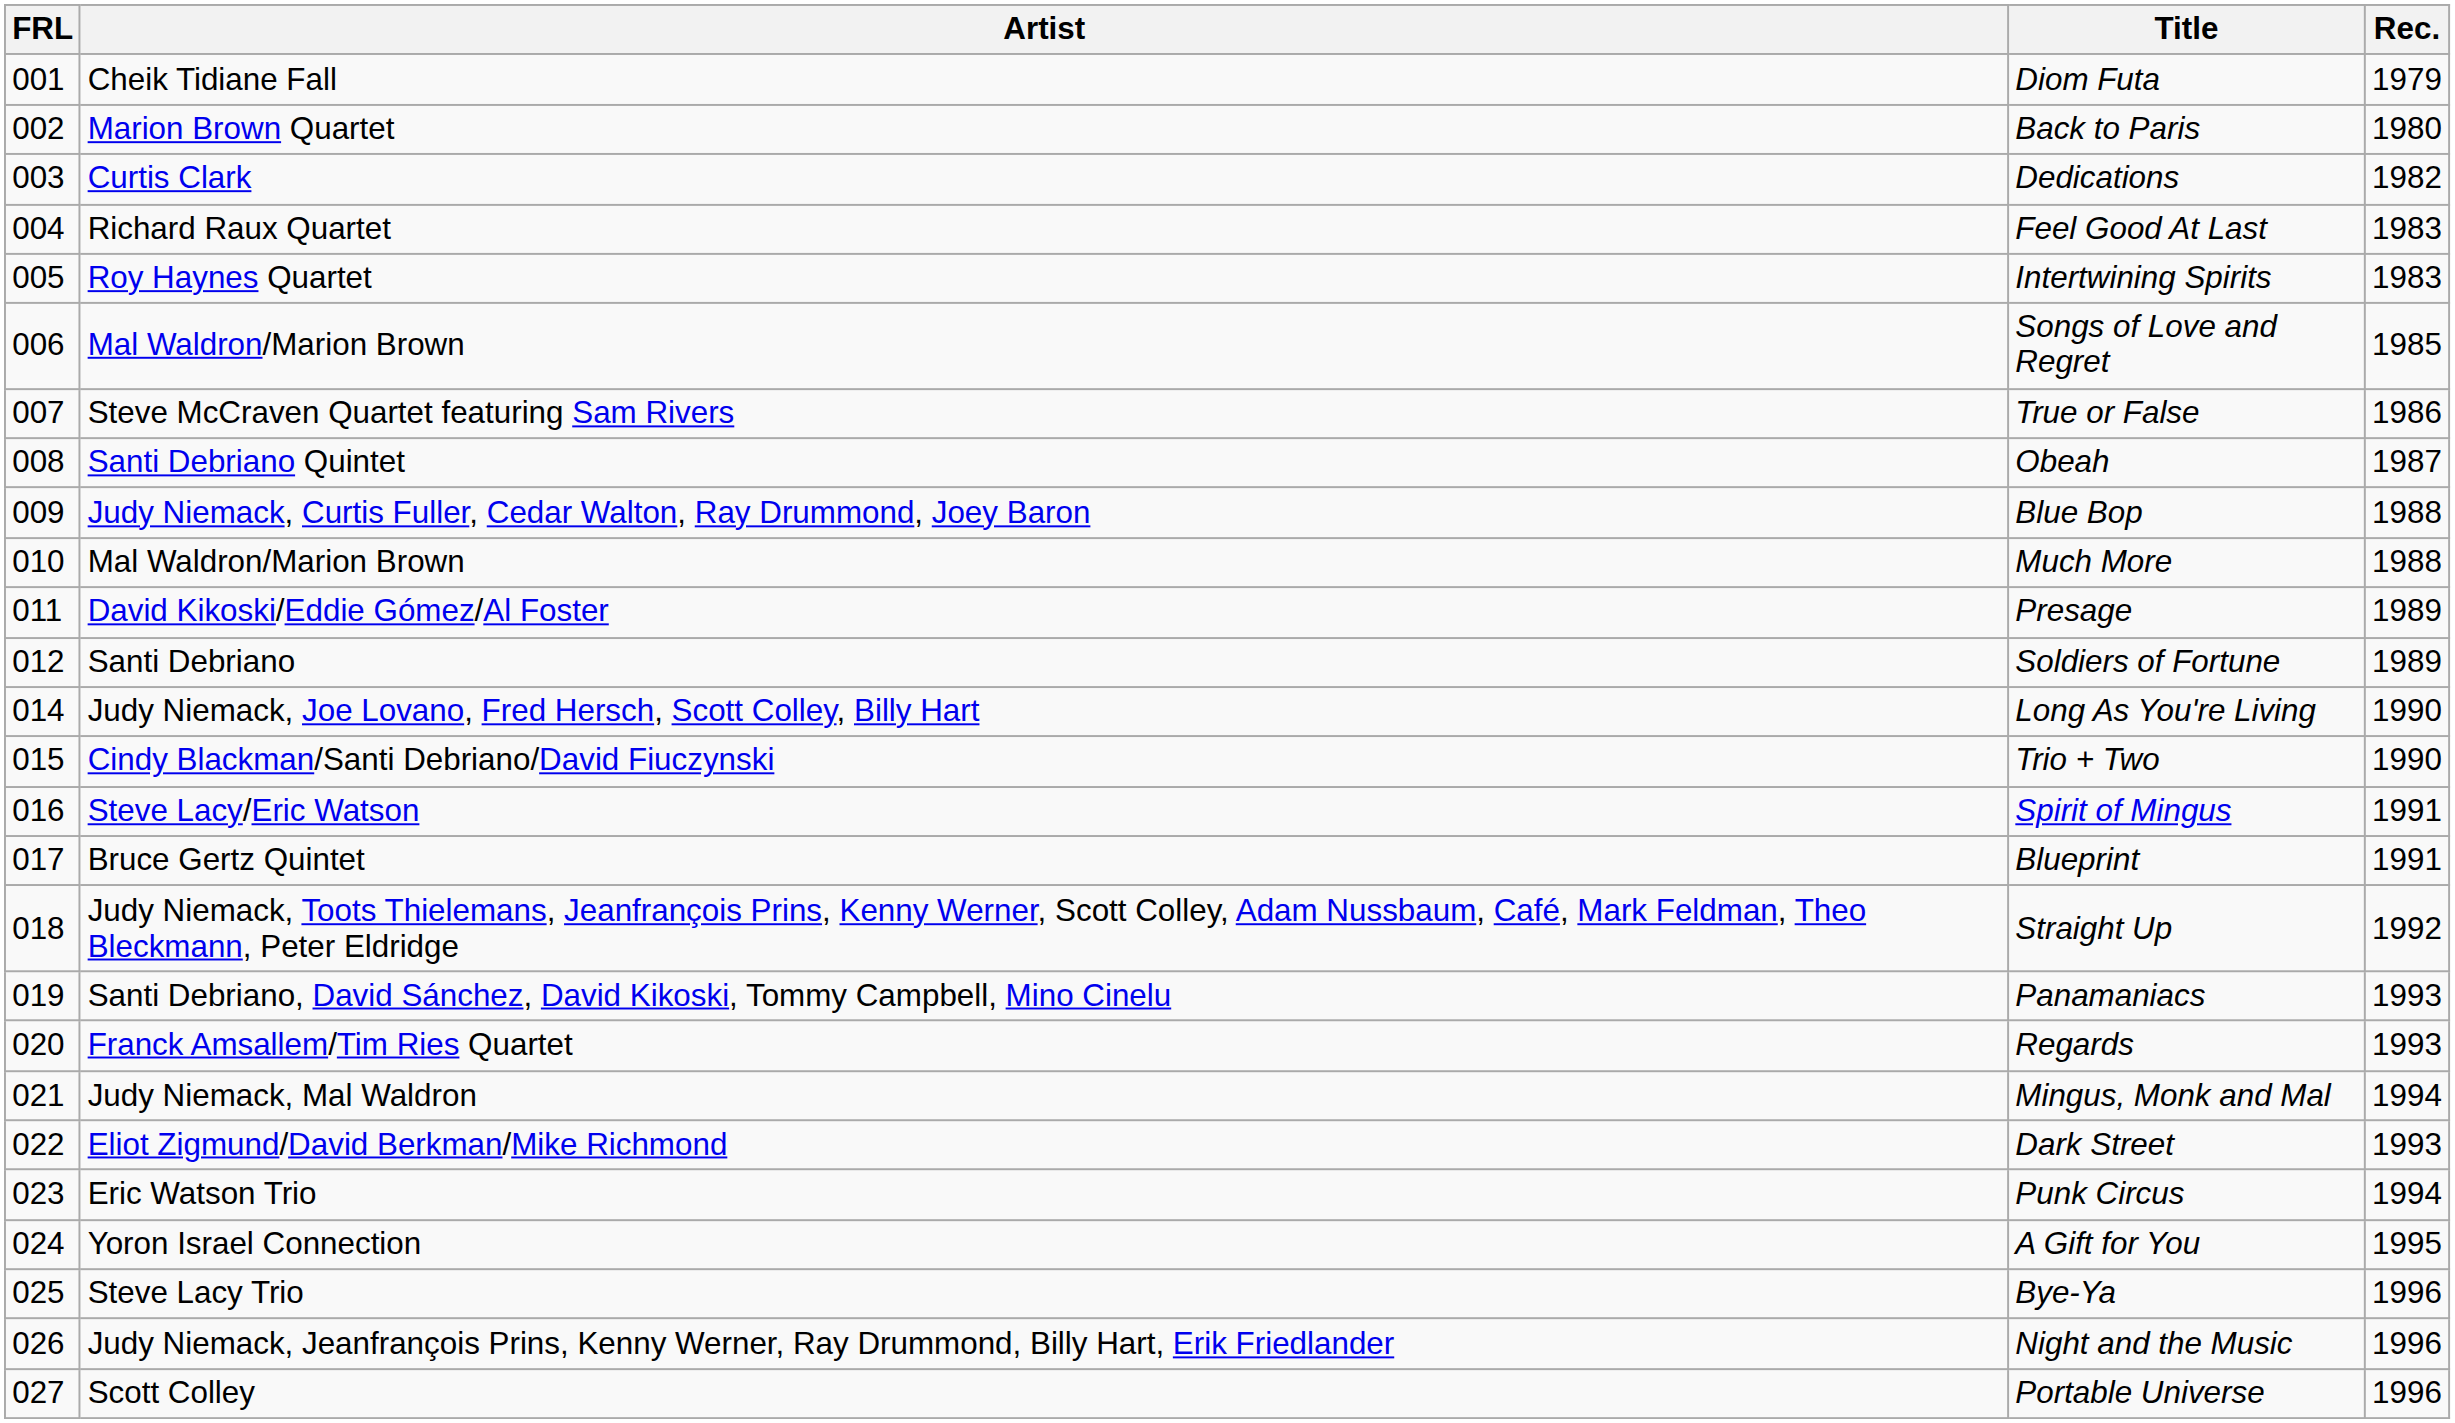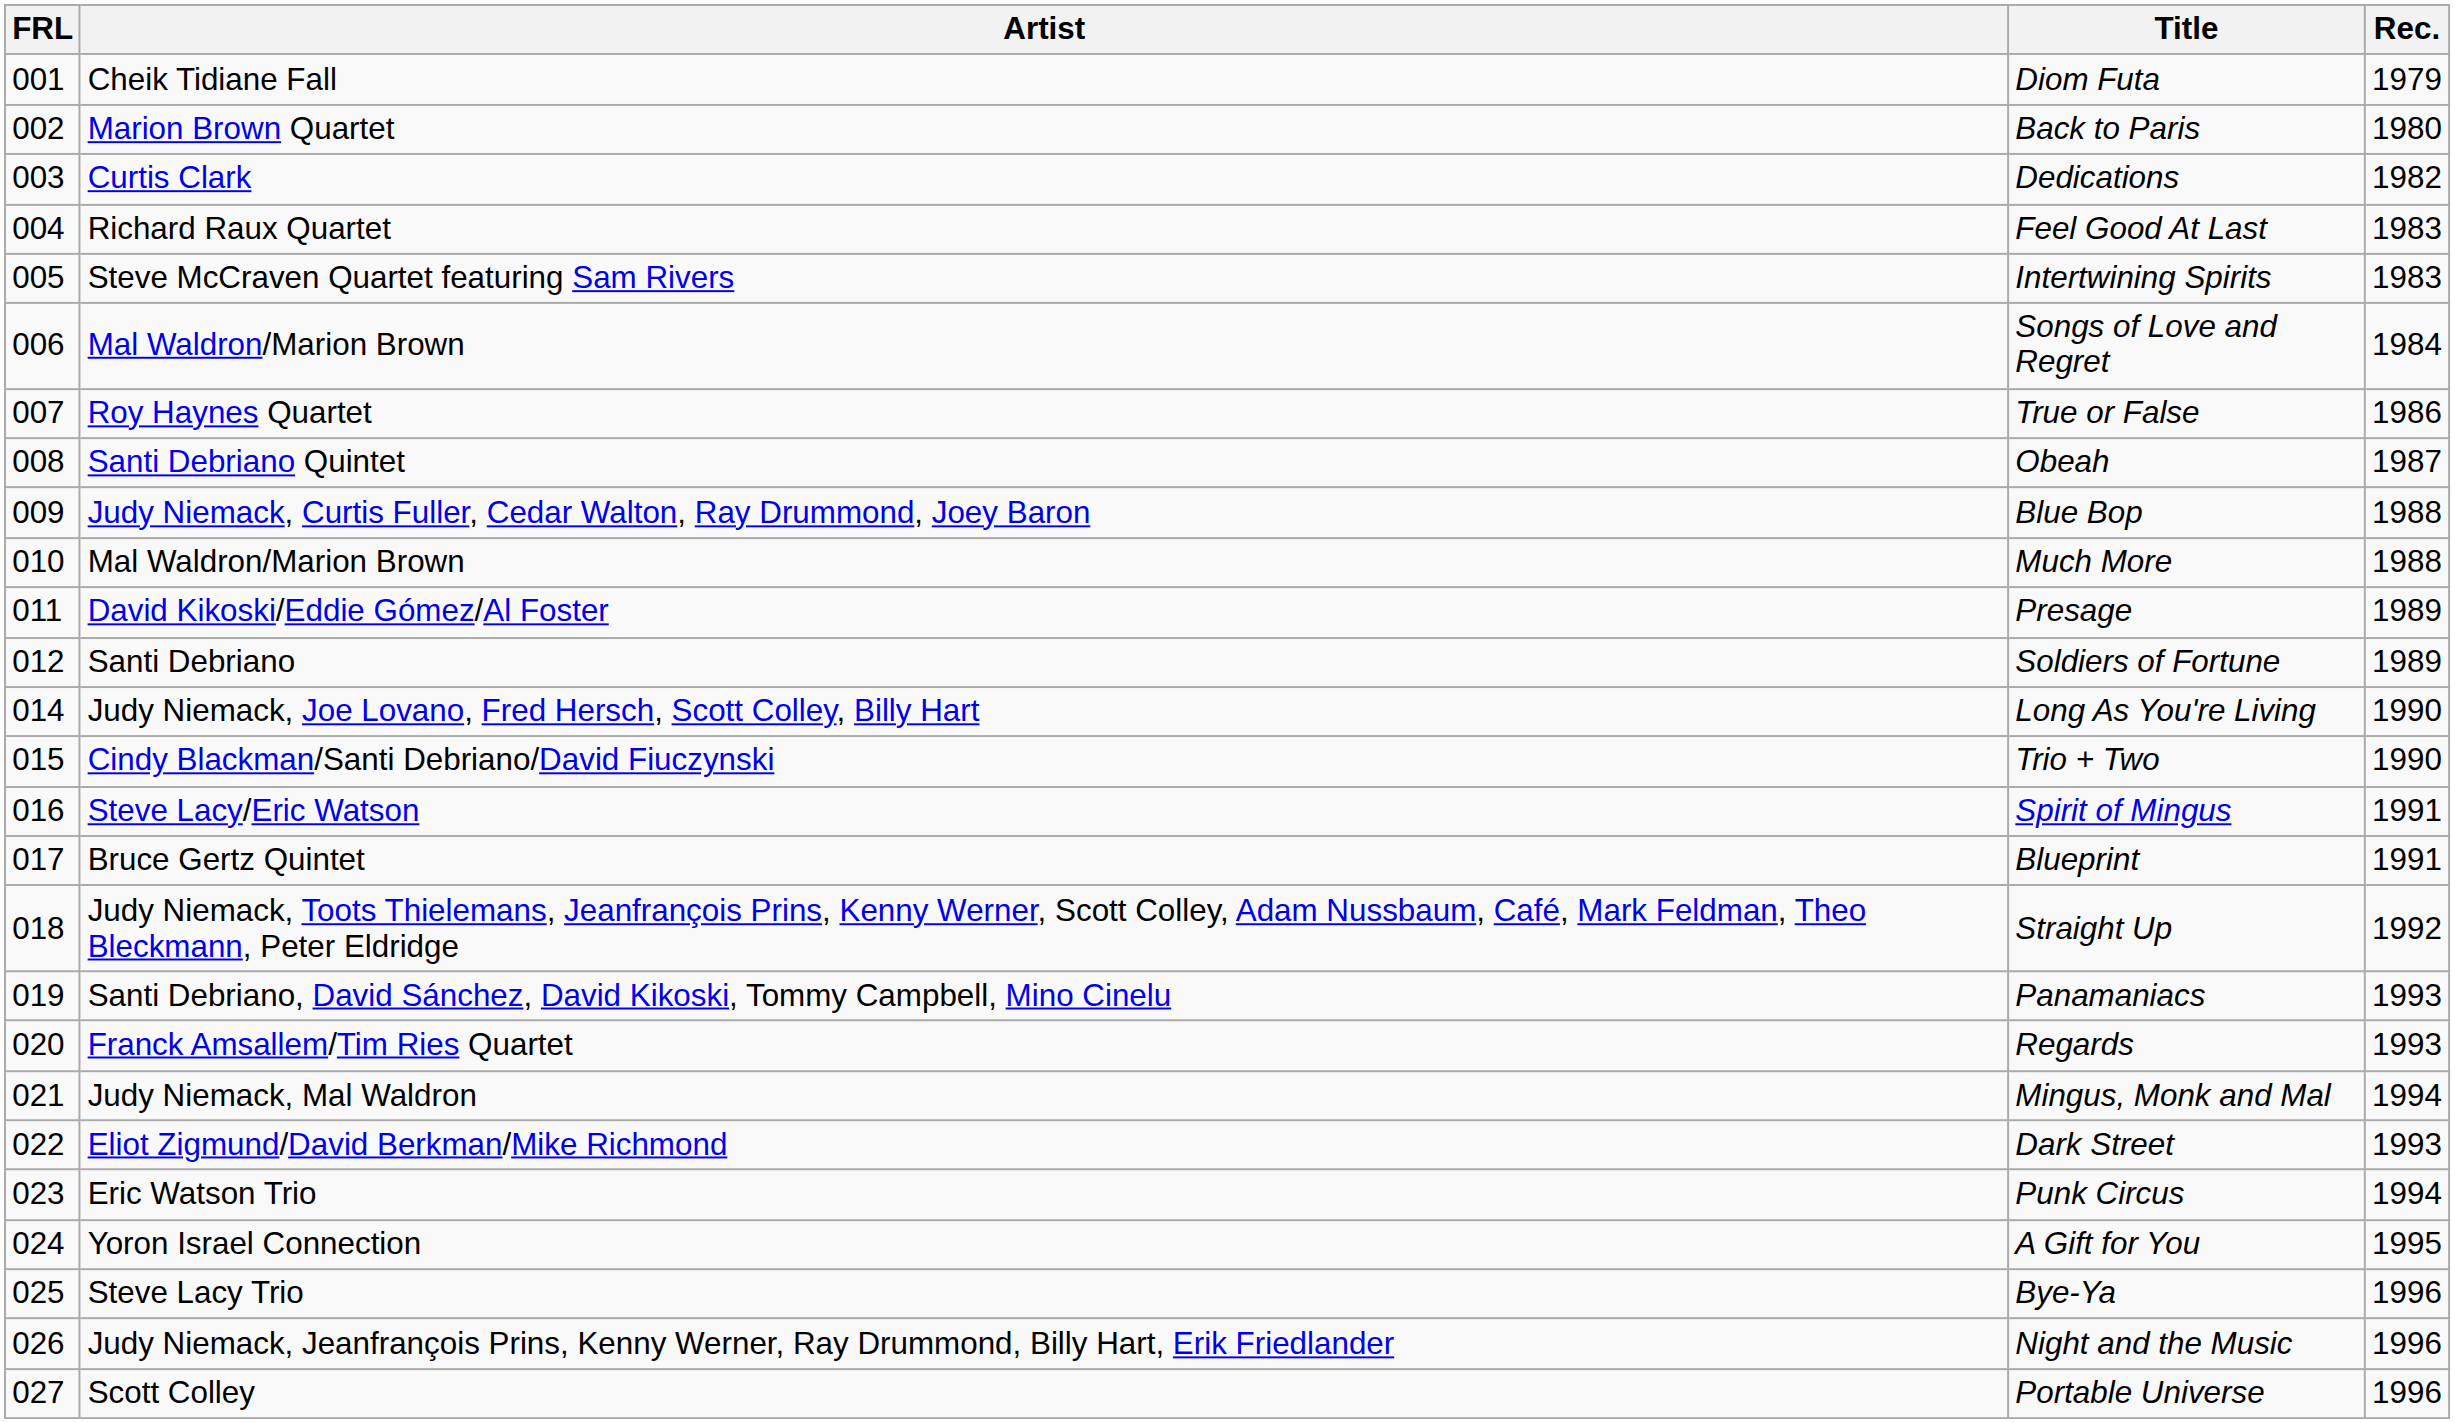(230, 278) Roy Haynes Quartet -> (411, 278) Steve McCraven Quartet featuring Sam Rivers
(2407, 345) 1985 -> (2407, 345) 1984
(411, 412) Steve McCraven Quartet featuring Sam Rivers -> (230, 412) Roy Haynes Quartet
